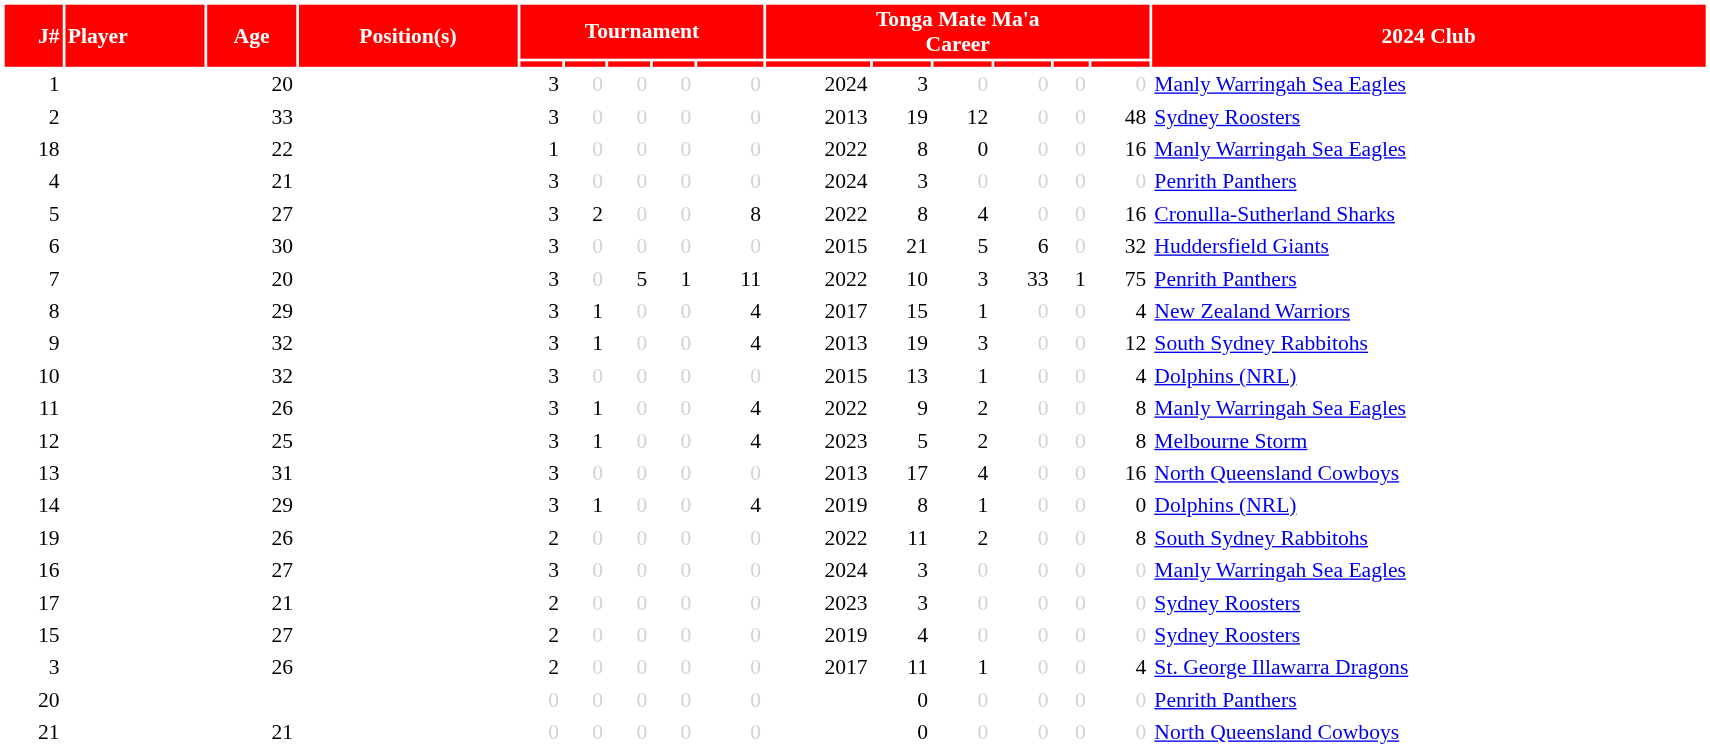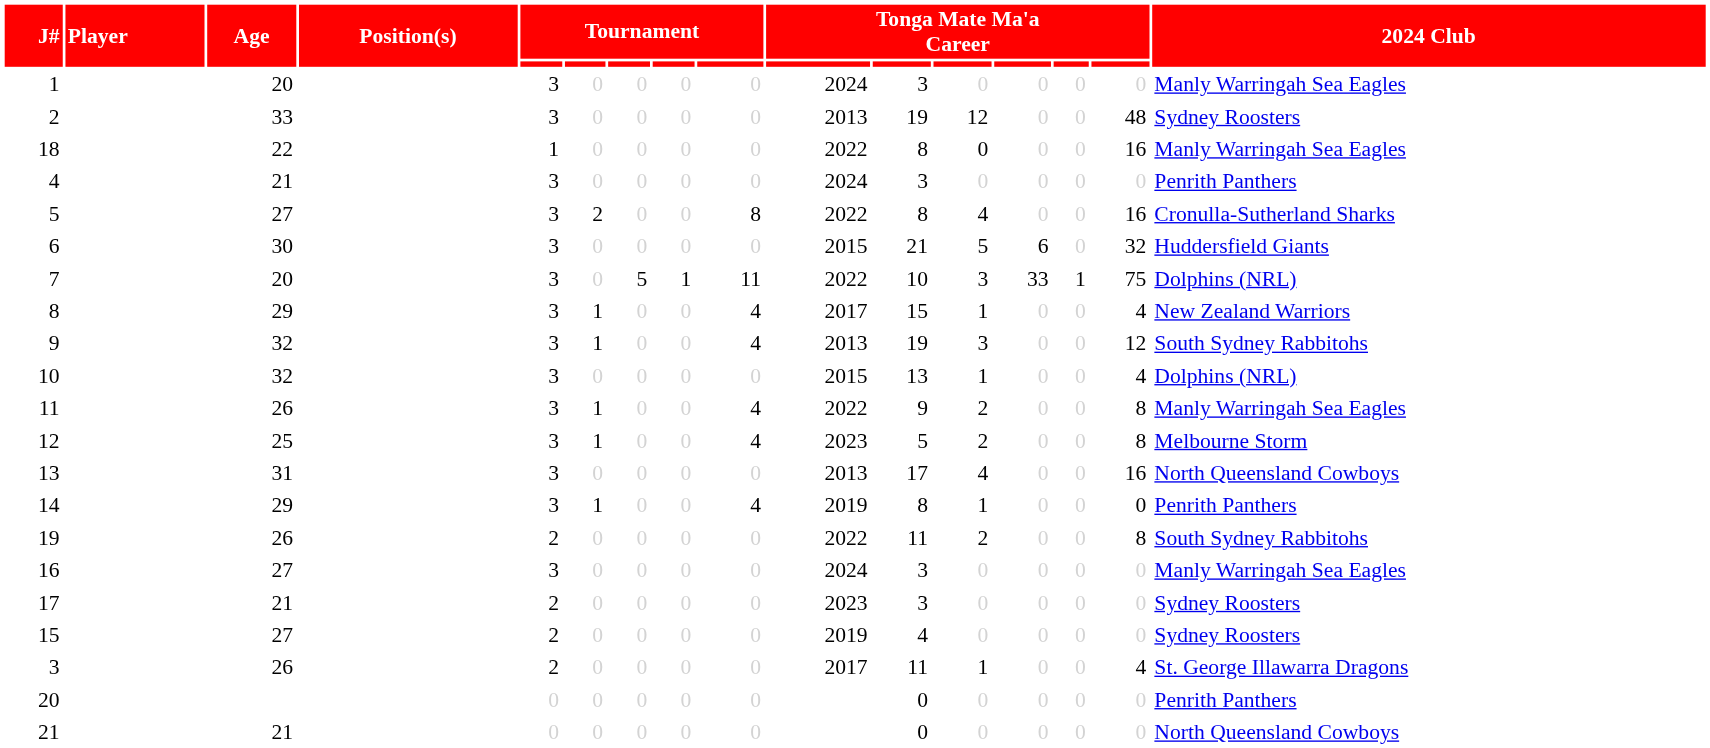(1225, 278) Penrith Panthers -> (1225, 278) Dolphins (NRL)
(1225, 505) Dolphins (NRL) -> (1225, 505) Penrith Panthers
